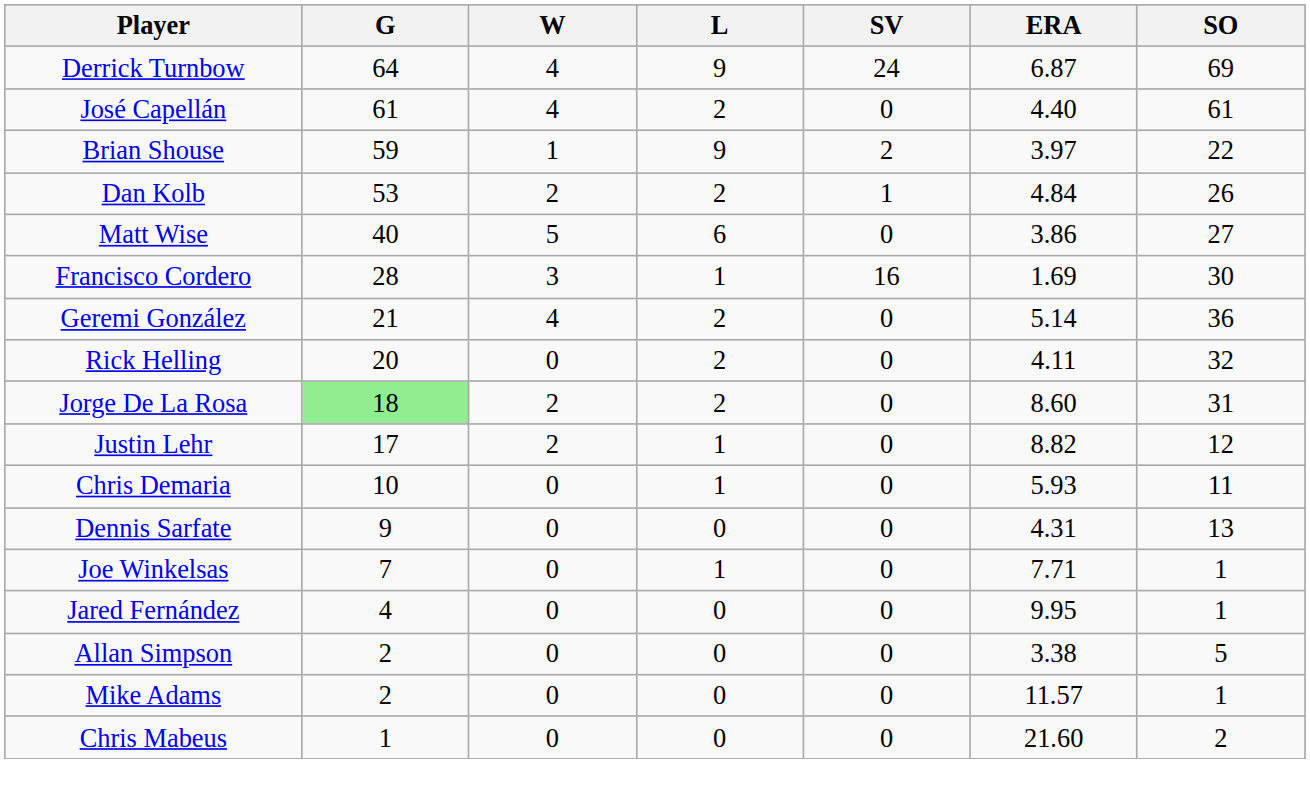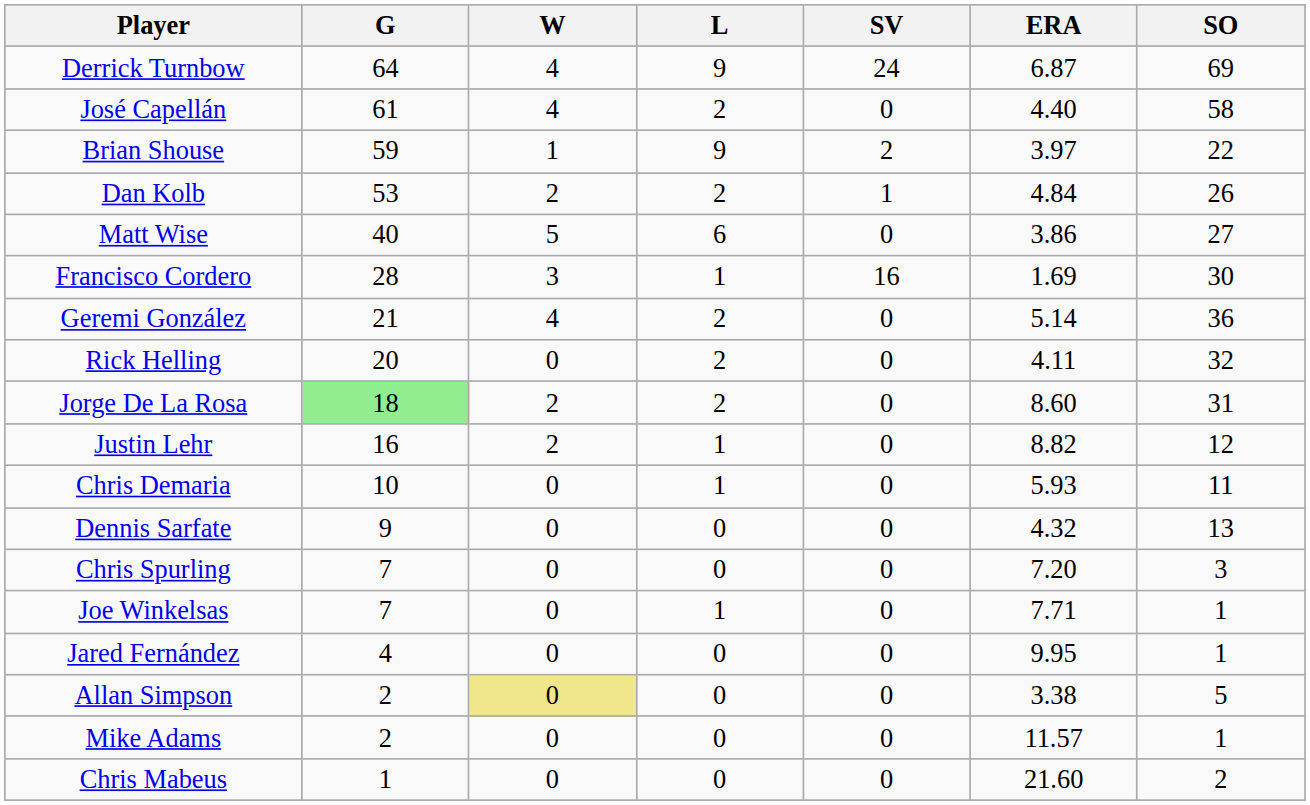(1221, 109) 61 -> (1221, 109) 58
(385, 444) 17 -> (385, 444) 16
(1054, 527) 4.31 -> (1054, 527) 4.32
+ row: (153, 569)
(552, 653) no background -> (552, 695) khaki background
